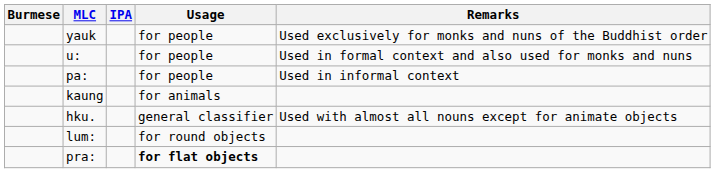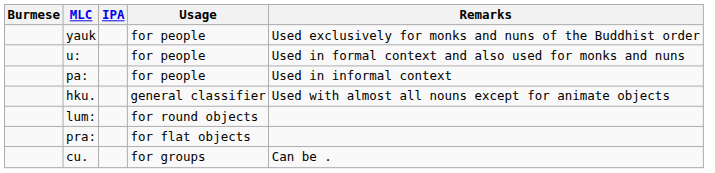- row: (85, 96)
(198, 157) bold -> (191, 137) normal
+ row: (77, 157)
